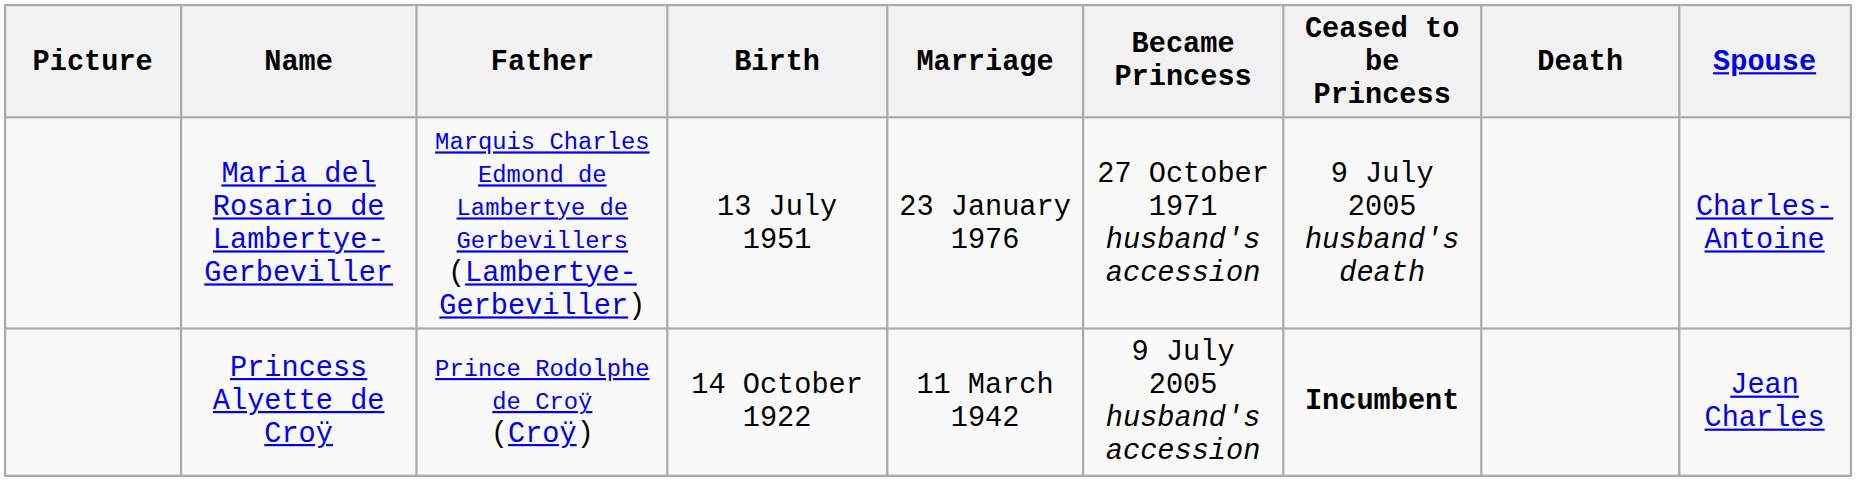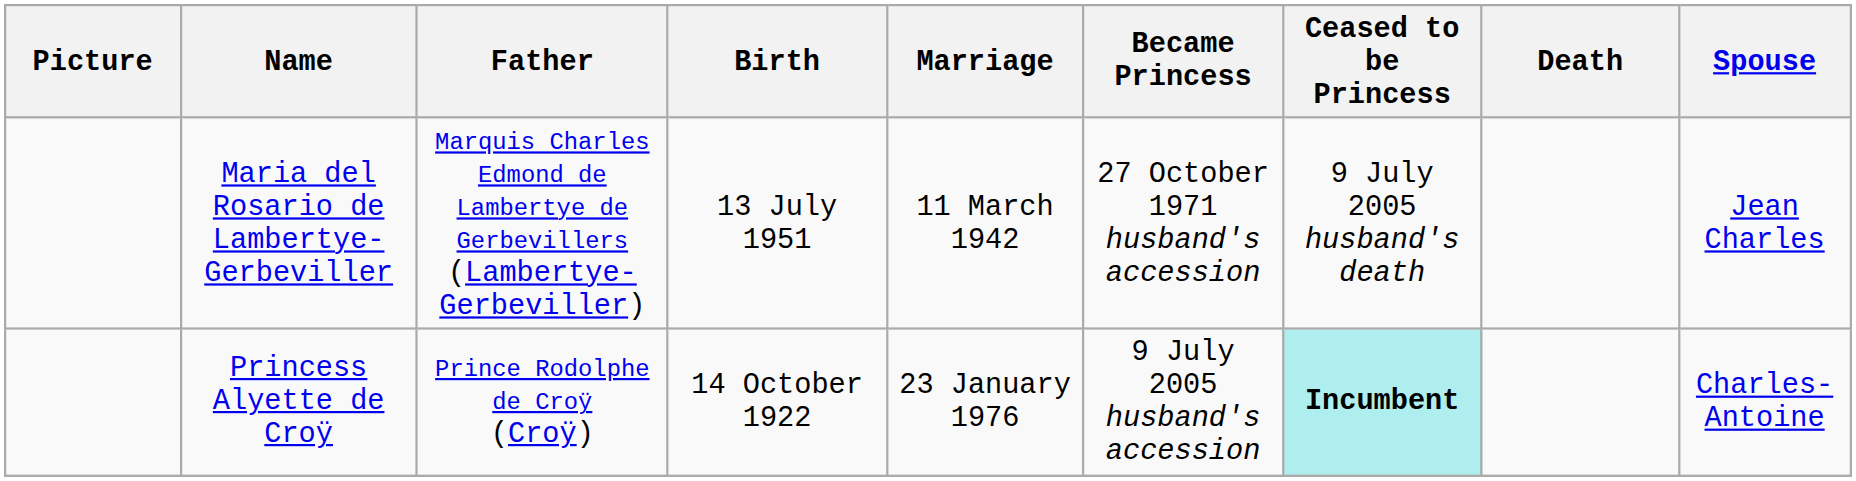(985, 224) 23 January 1976 -> (985, 224) 11 March 1942
(1765, 224) Charles-Antoine -> (1765, 224) Jean Charles
(985, 402) 11 March 1942 -> (985, 402) 23 January 1976
(1382, 402) no background -> (1382, 402) paleturquoise background
(1765, 402) Jean Charles -> (1765, 402) Charles-Antoine
